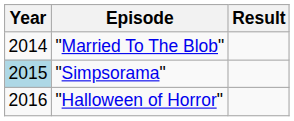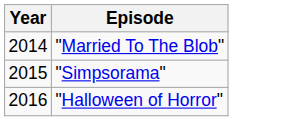- column: (259, 18)
(28, 73) lightblue background -> (28, 73) no background
